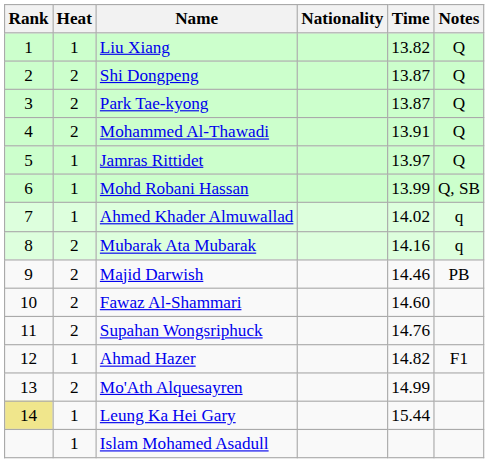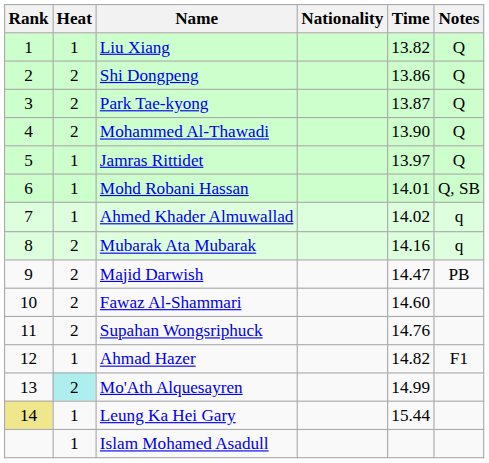(411, 75) 13.87 -> (411, 75) 13.86
(411, 132) 13.91 -> (411, 132) 13.90
(411, 188) 13.99 -> (411, 188) 14.01
(411, 273) 14.46 -> (411, 273) 14.47
(74, 387) no background -> (74, 387) paleturquoise background
